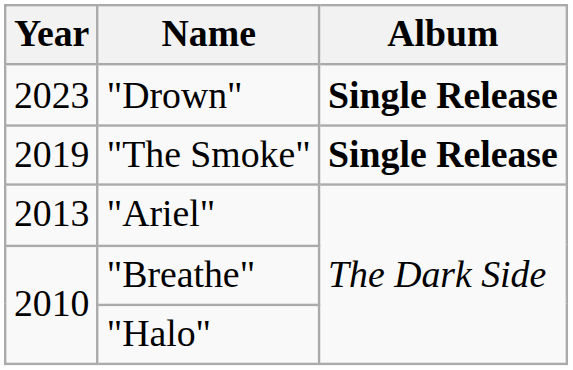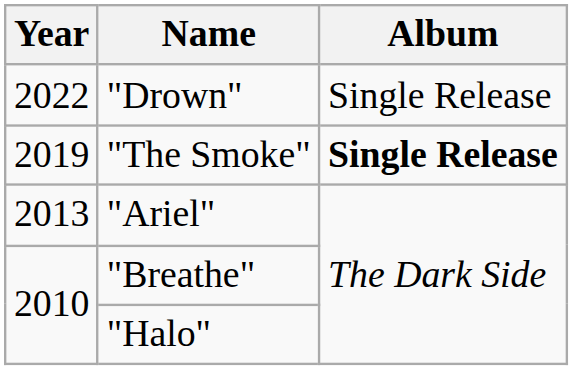(52, 94) 2023 -> (52, 94) 2022
(443, 94) bold -> (440, 94) normal
